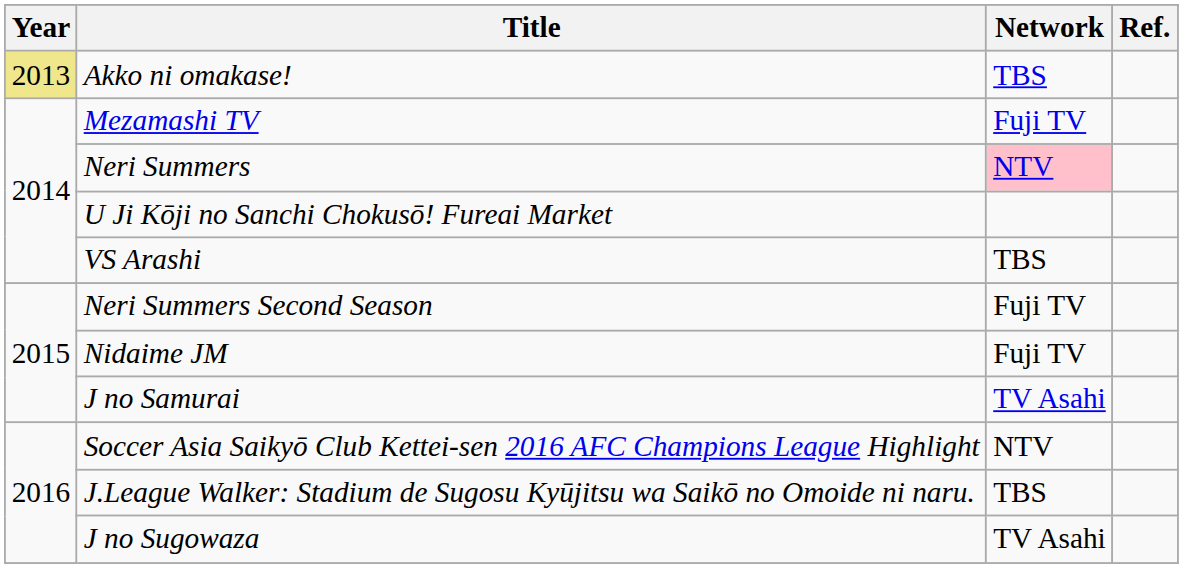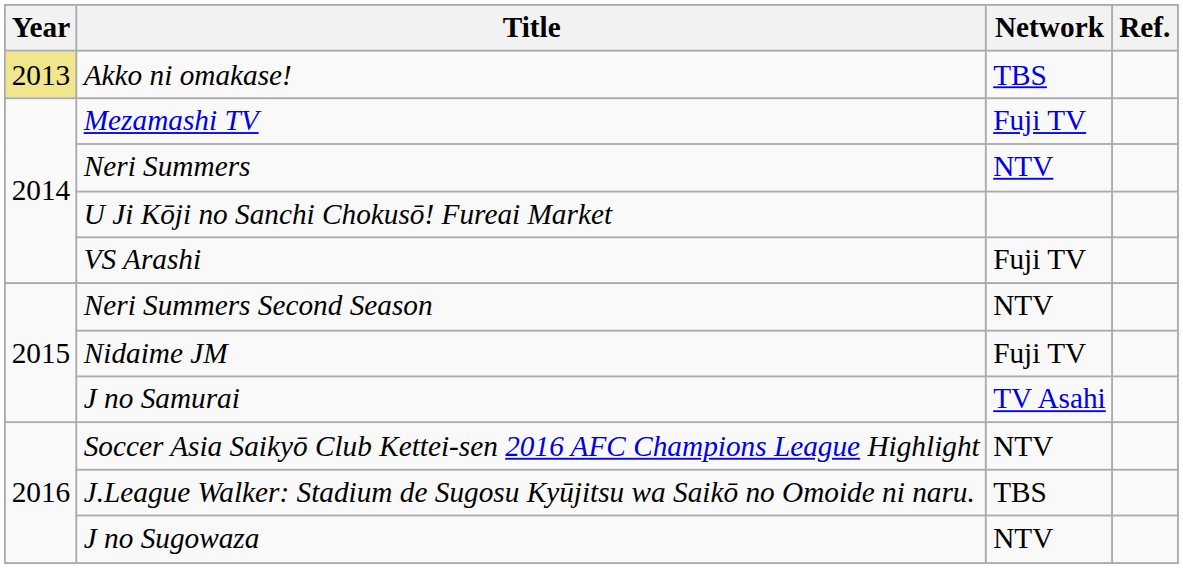(1023, 167) pink background -> (1023, 167) no background
(1020, 259) TBS -> (1040, 259) Fuji TV
(1040, 306) Fuji TV -> (1023, 306) NTV
(1049, 538) TV Asahi -> (1023, 538) NTV
